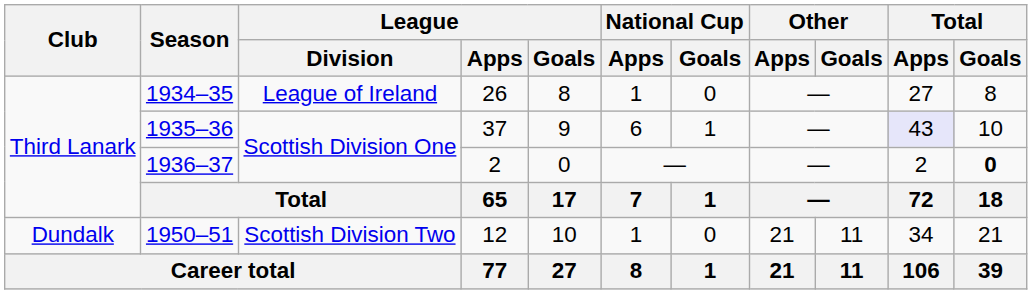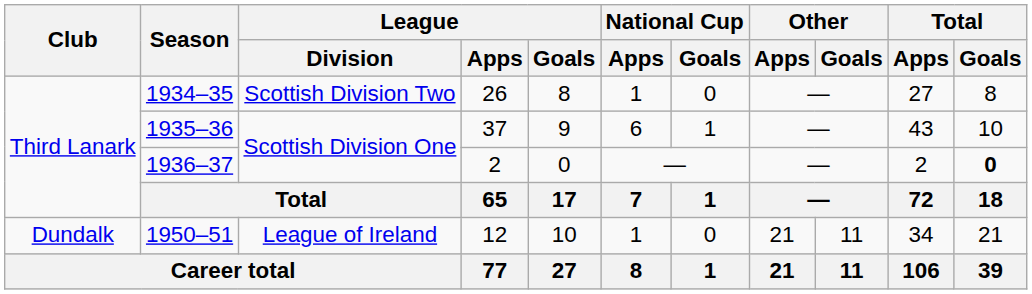(350, 93) League of Ireland -> (350, 93) Scottish Division Two
(921, 128) lavender background -> (921, 128) no background
(350, 235) Scottish Division Two -> (350, 235) League of Ireland
